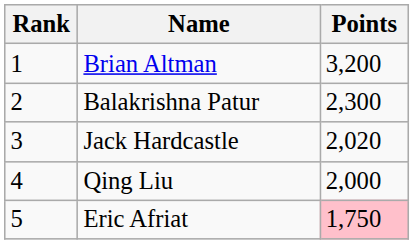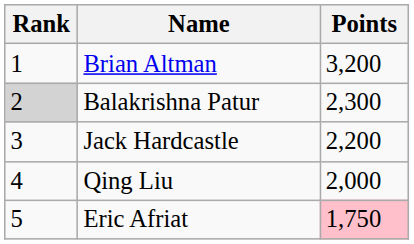(17, 102) no background -> (17, 102) lightgrey background
(353, 141) 2,020 -> (353, 141) 2,200
